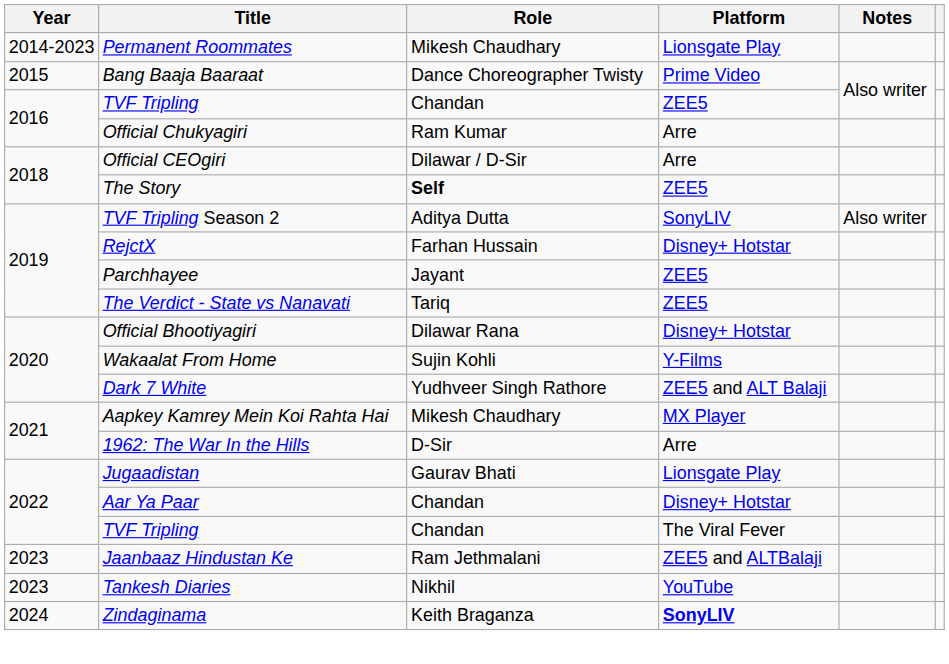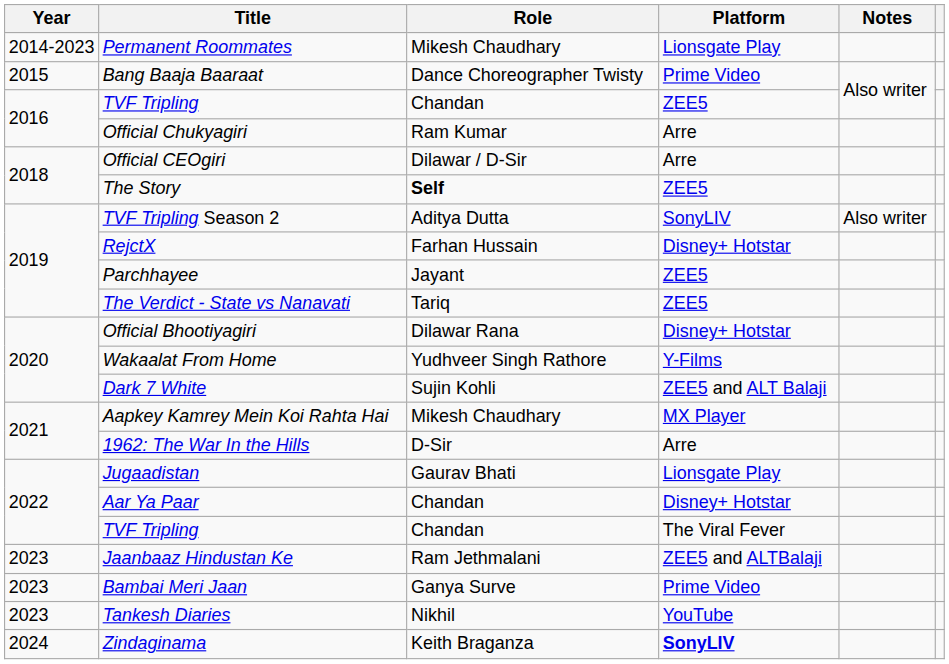(453, 359) Sujin Kohli -> (509, 359) Yudhveer Singh Rathore
(509, 388) Yudhveer Singh Rathore -> (453, 388) Sujin Kohli
+ row: (29, 587)
